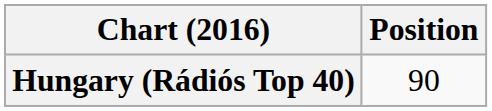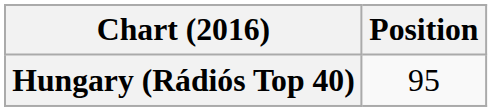(424, 79) 90 -> (424, 79) 95
